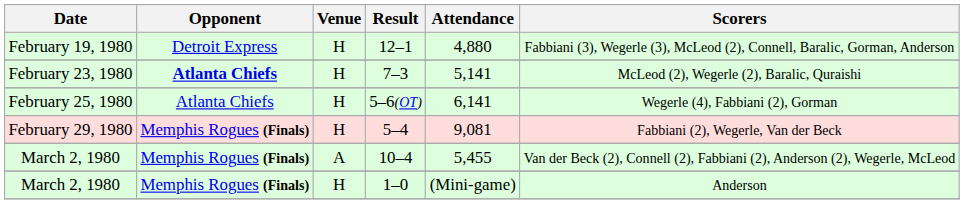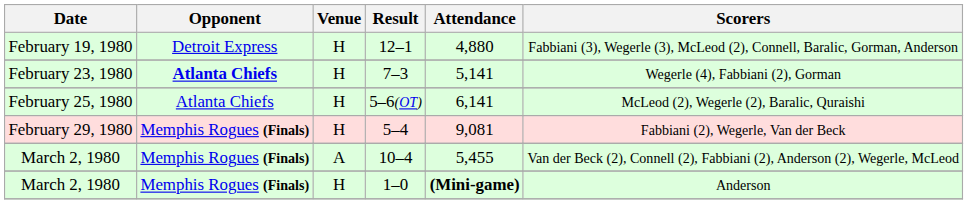(739, 75) McLeod (2), Wegerle (2), Baralic, Quraishi -> (743, 75) Wegerle (4), Fabbiani (2), Gorman
(739, 103) Wegerle (4), Fabbiani (2), Gorman -> (743, 103) McLeod (2), Wegerle (2), Baralic, Quraishi
(473, 185) normal -> (475, 185) bold
